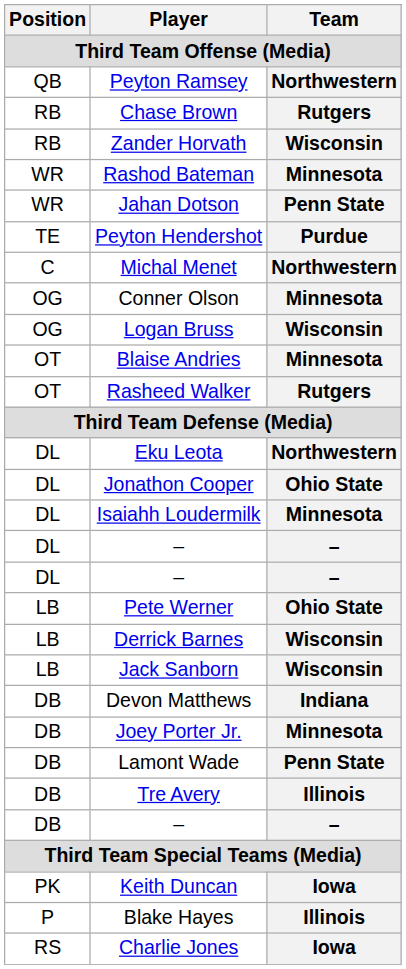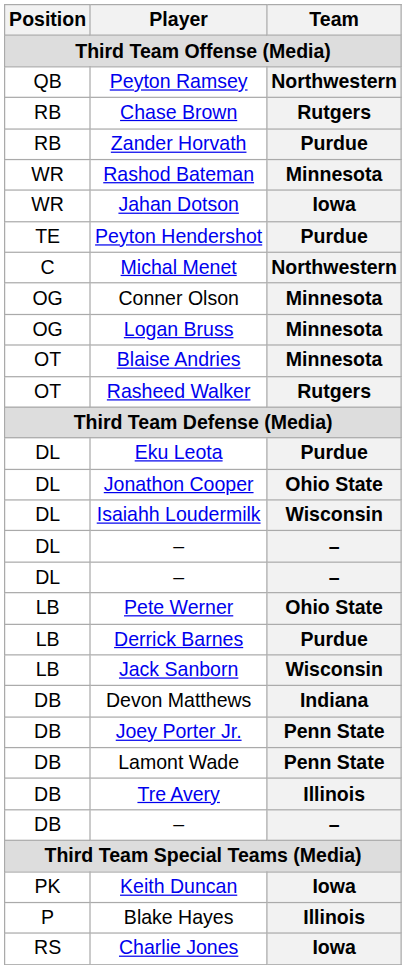(334, 143) Wisconsin -> (334, 143) Purdue
(334, 205) Penn State -> (334, 205) Iowa
(334, 329) Wisconsin -> (334, 329) Minnesota
(334, 453) Northwestern -> (334, 453) Purdue
(334, 515) Minnesota -> (334, 515) Wisconsin
(334, 639) Wisconsin -> (334, 639) Purdue
(334, 732) Minnesota -> (334, 732) Penn State
